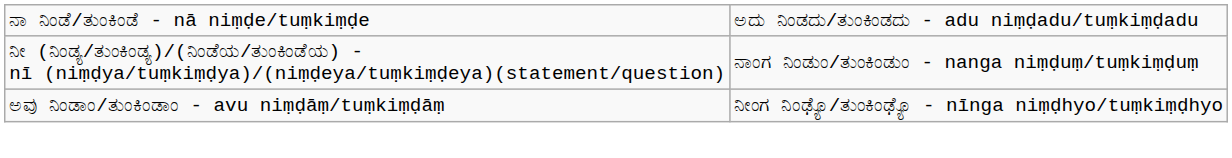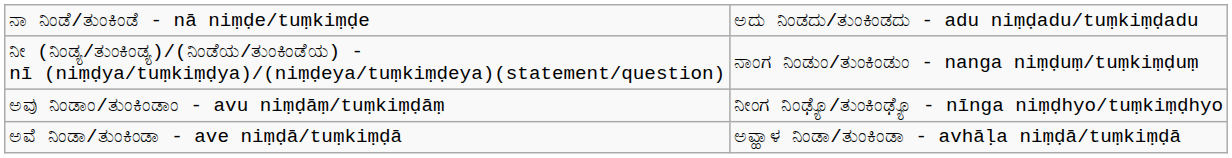+ row: (206, 137)
